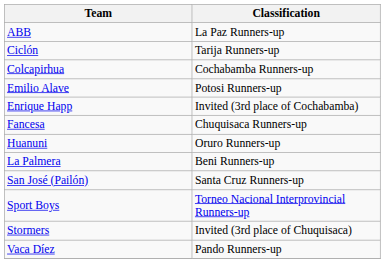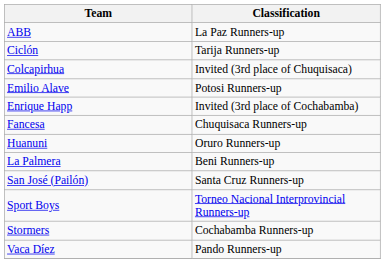(254, 69) Cochabamba Runners-up -> (273, 69) Invited (3rd place of Chuquisaca)
(273, 230) Invited (3rd place of Chuquisaca) -> (254, 230) Cochabamba Runners-up
